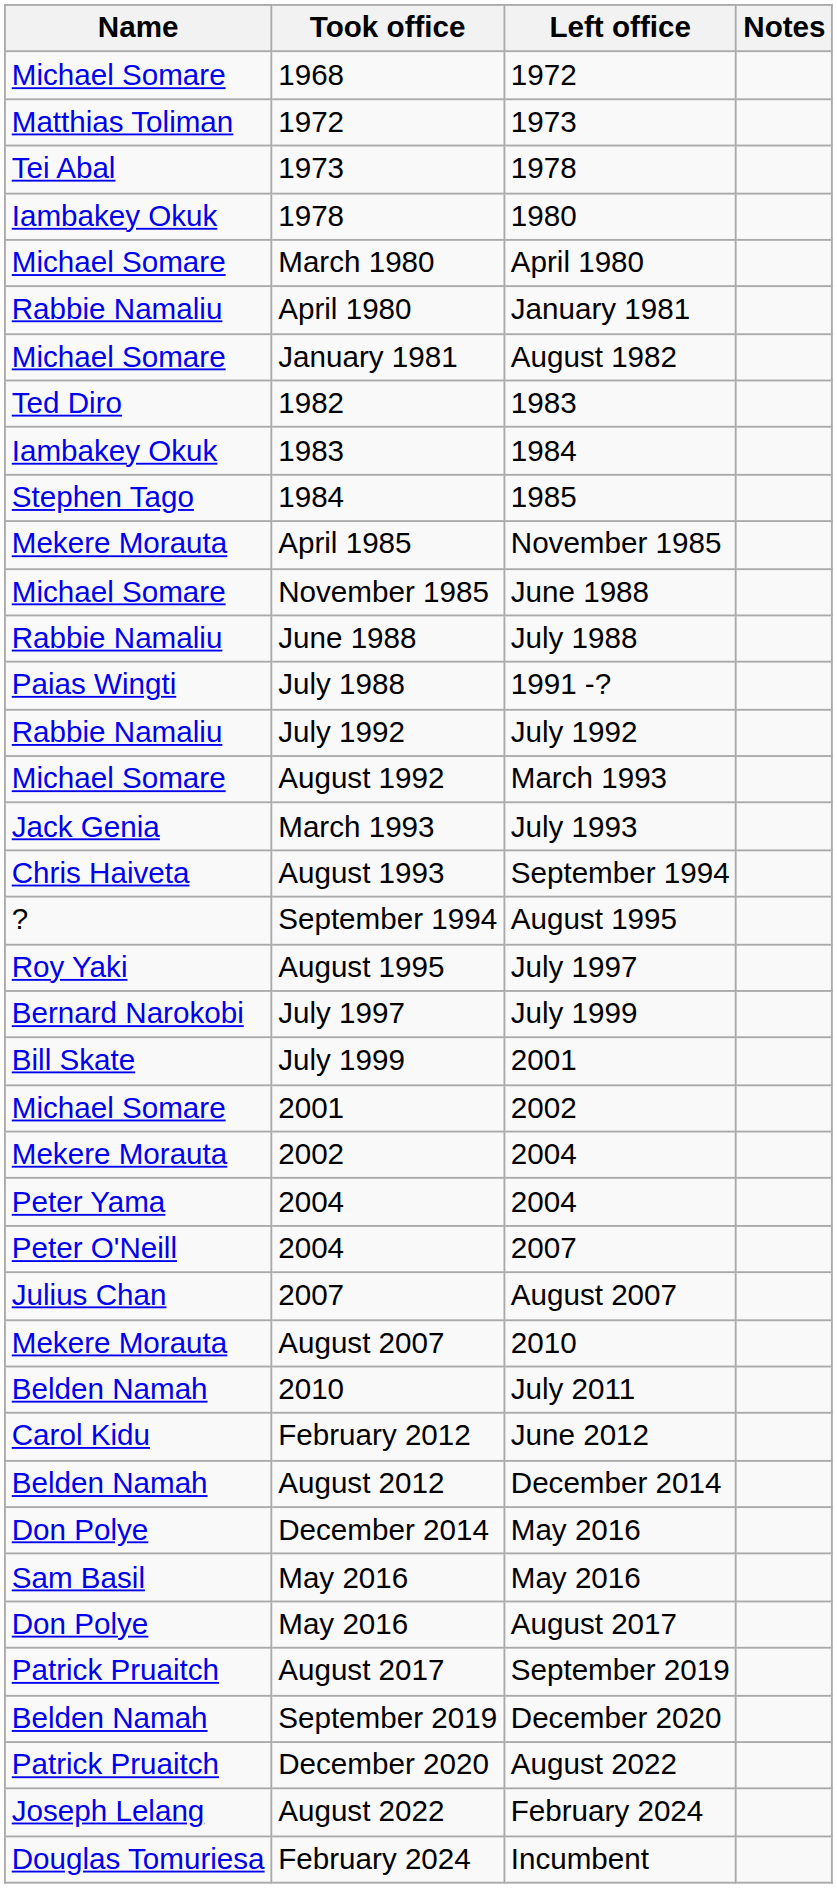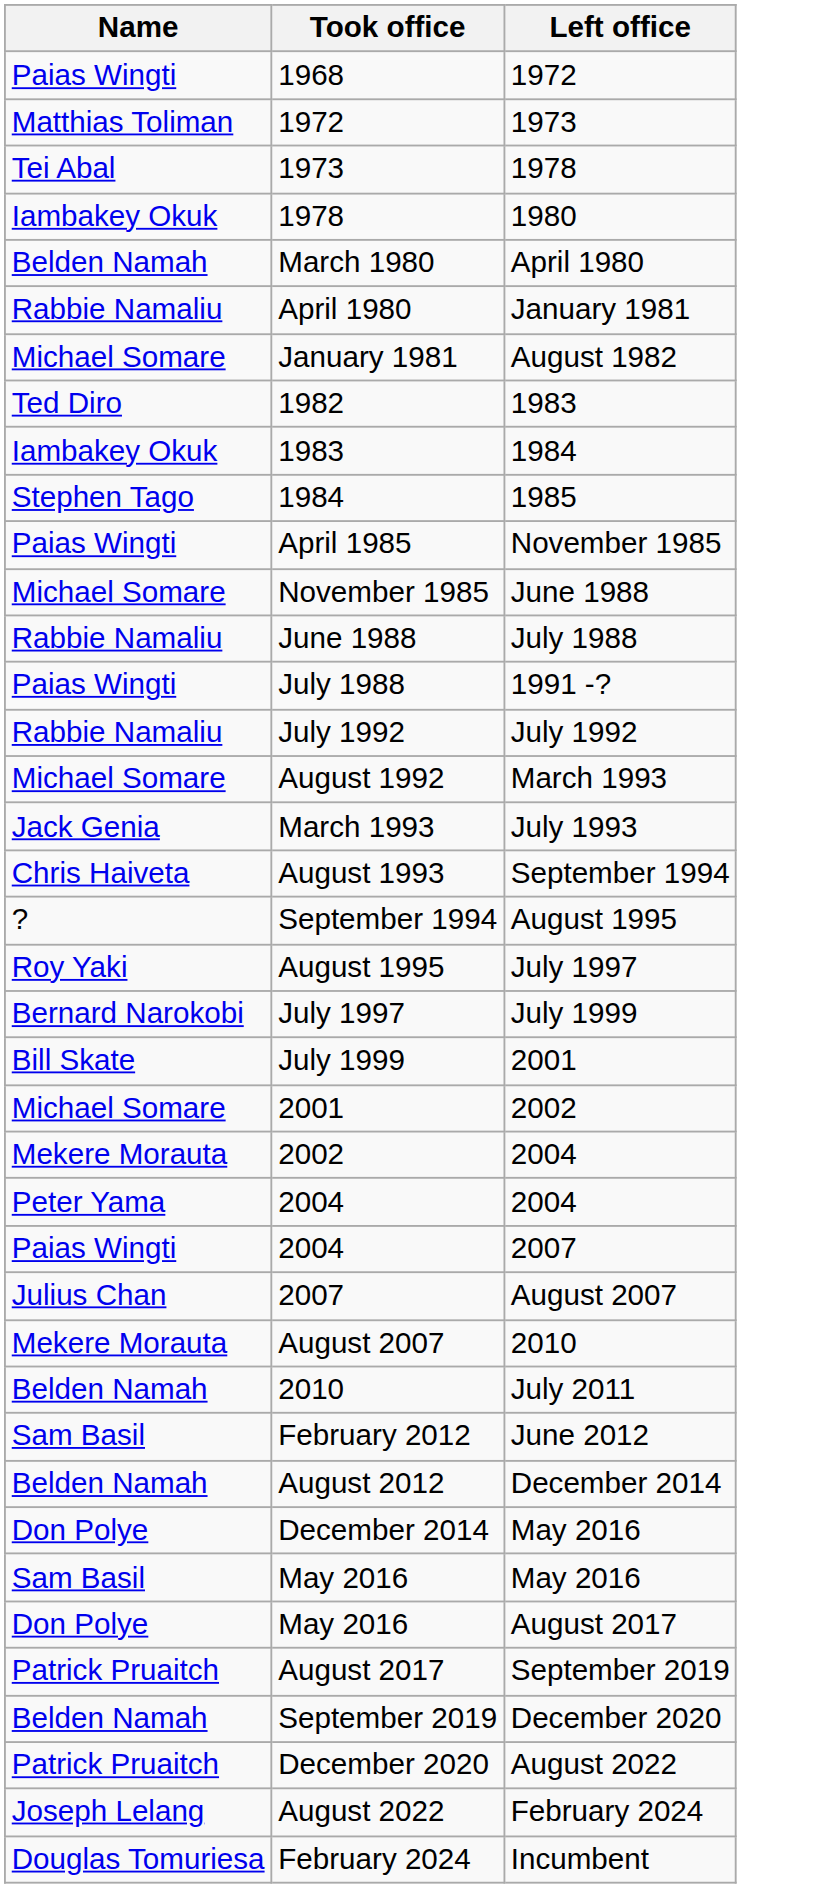- column: (784, 27)
(119, 74) Michael Somare -> (94, 74) Paias Wingti
(119, 262) Michael Somare -> (110, 262) Belden Namah
(120, 544) Mekere Morauta -> (94, 544) Paias Wingti
(94, 1248) Peter O'Neill -> (94, 1248) Paias Wingti
(81, 1436) Carol Kidu -> (78, 1436) Sam Basil
